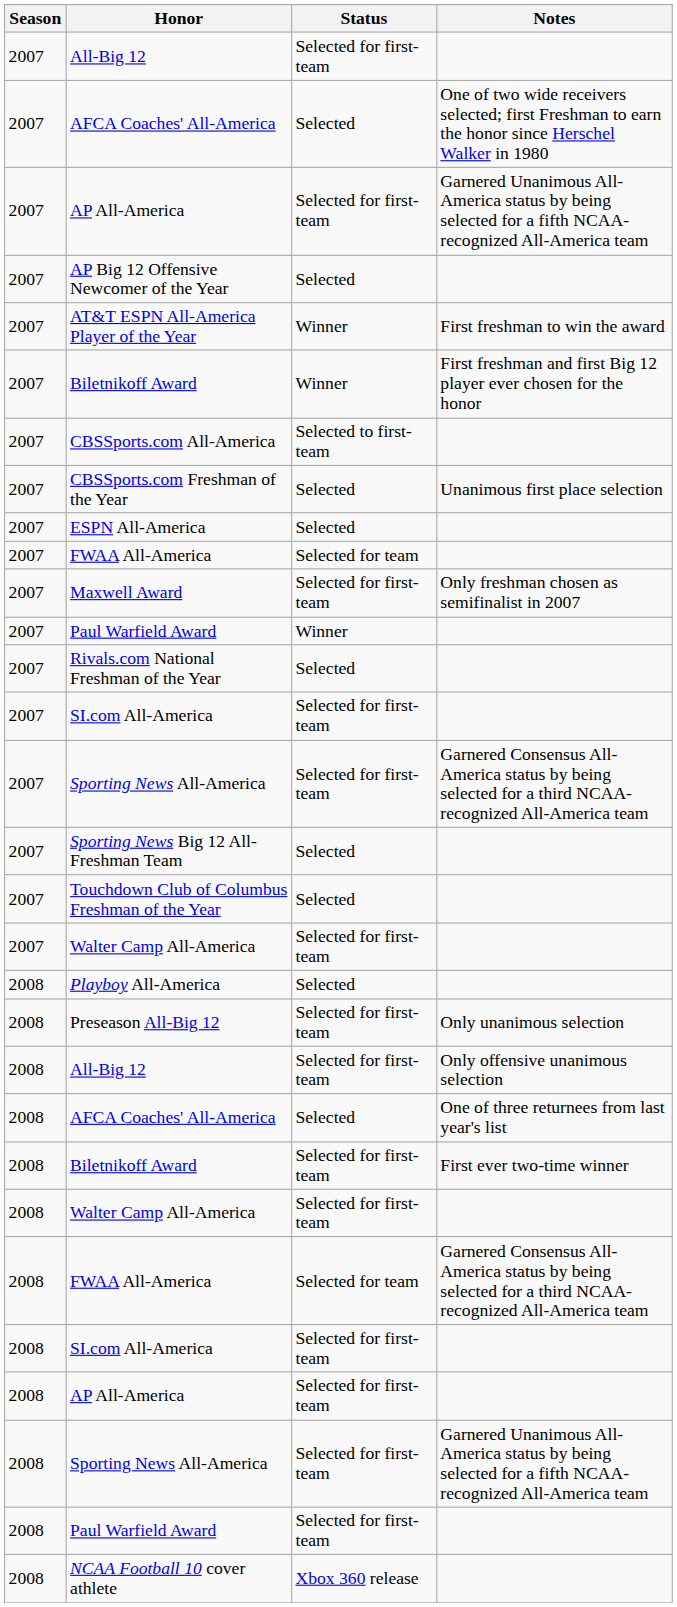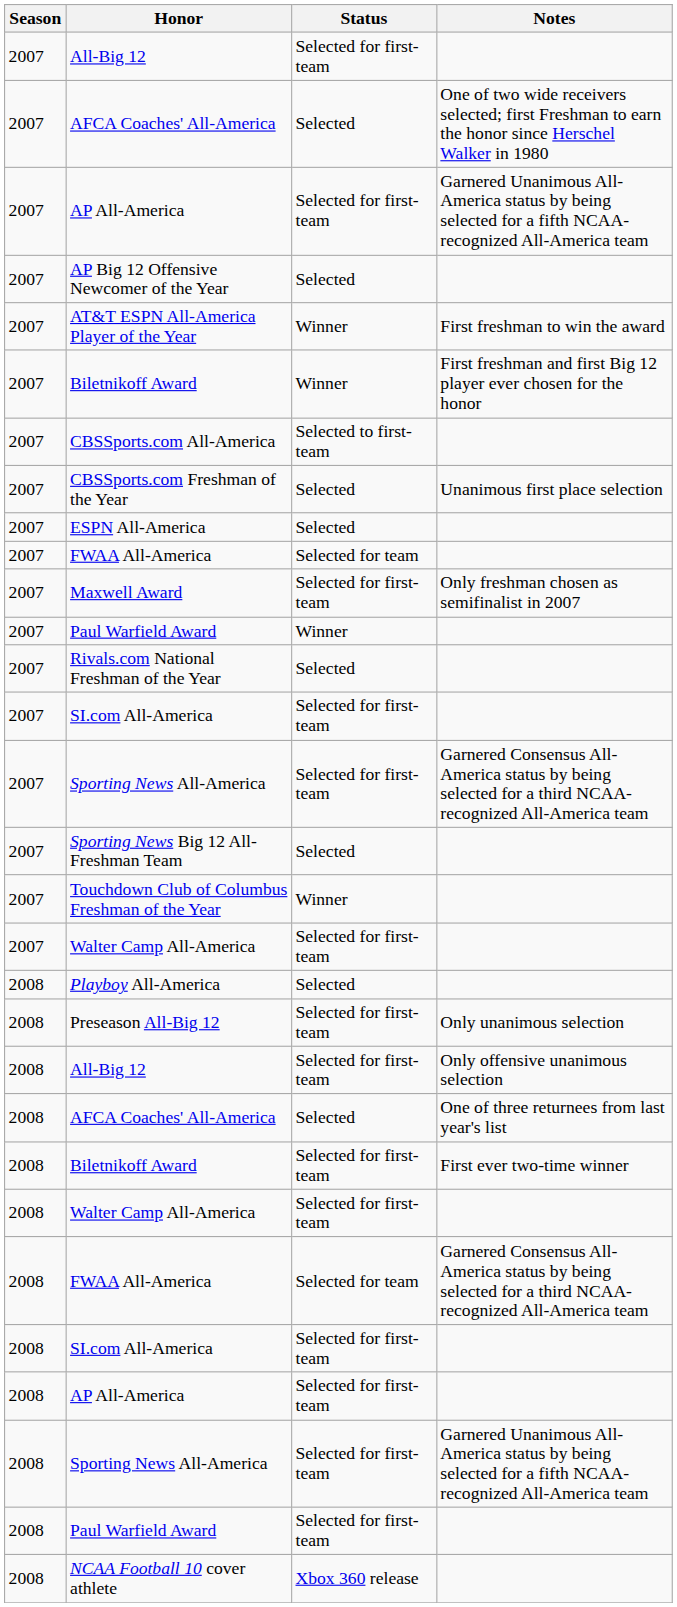(325, 898) Selected -> (322, 898) Winner
